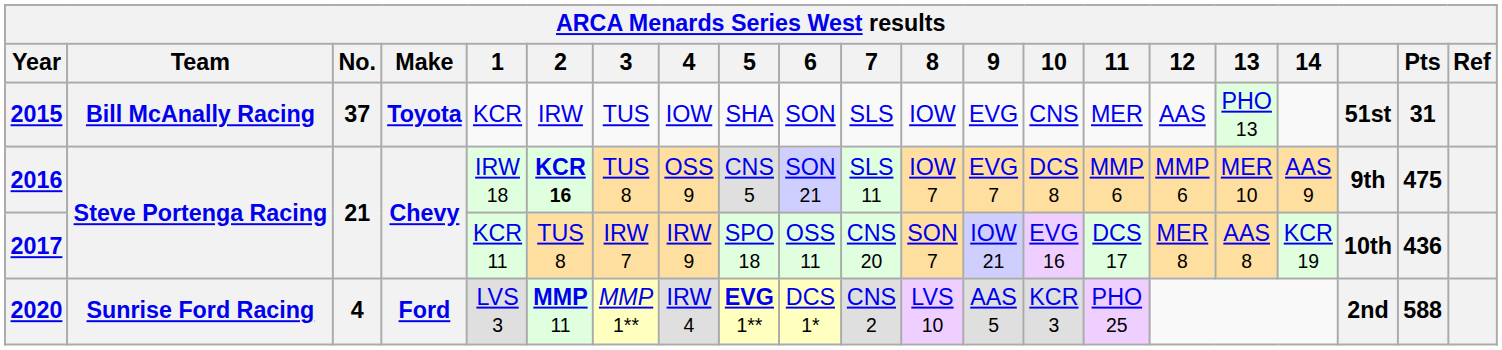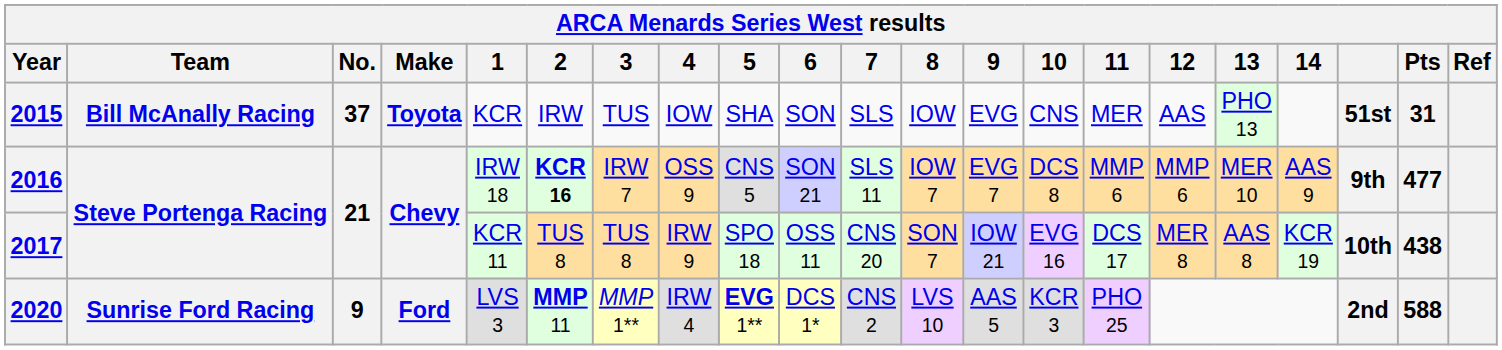(626, 179) TUS 8 -> (626, 179) IRW 7
(1423, 180) 475 -> (1423, 180) 477
(626, 245) IRW 7 -> (626, 245) TUS 8
(1423, 246) 436 -> (1423, 246) 438
(357, 311) 4 -> (357, 311) 9
